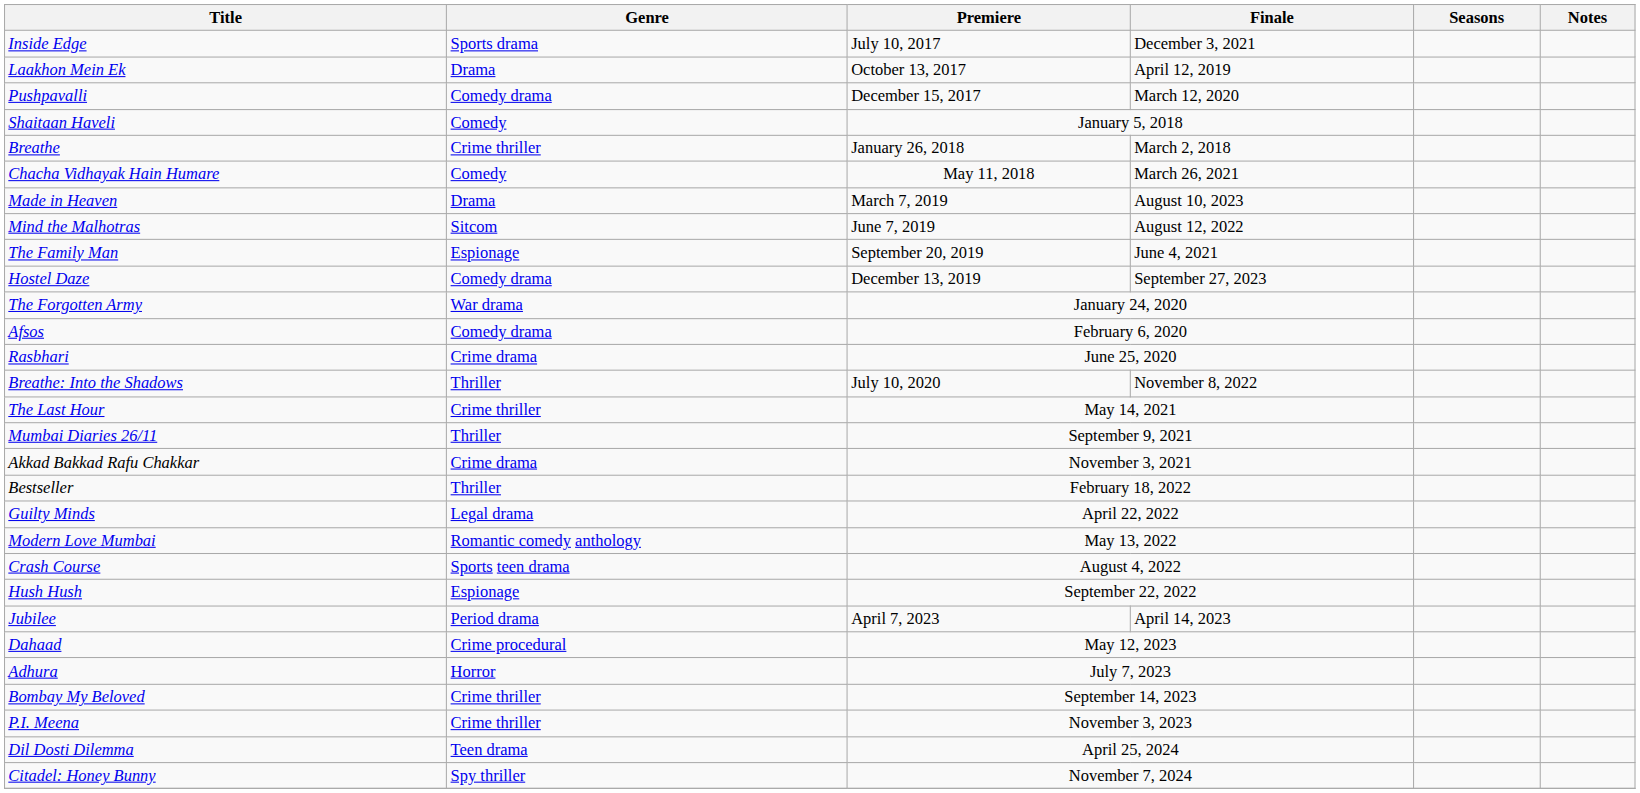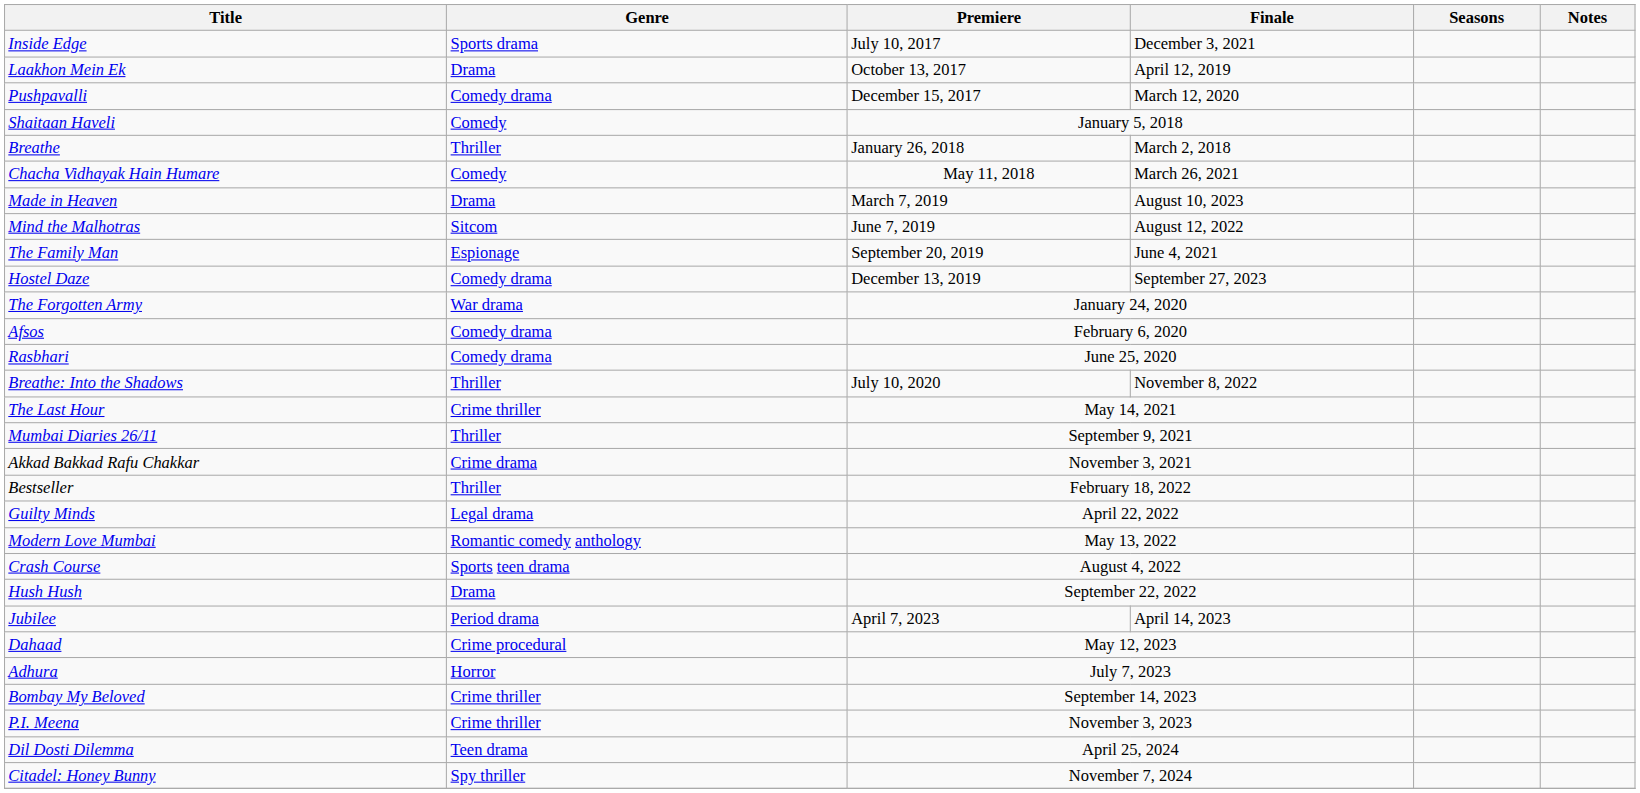(496, 148) Crime thriller -> (476, 148) Thriller
(494, 357) Crime drama -> (501, 357) Comedy drama
(485, 592) Espionage -> (473, 592) Drama
